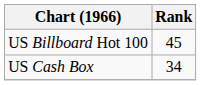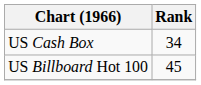rows swapped: (78, 42) <-> (51, 67)
